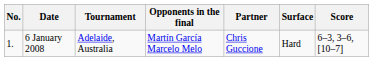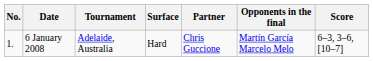columns swapped: (297, 17) <-> (184, 17)
